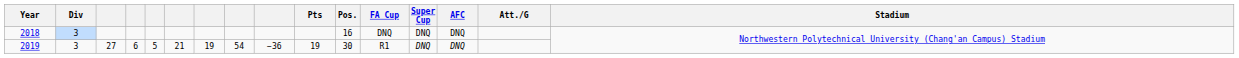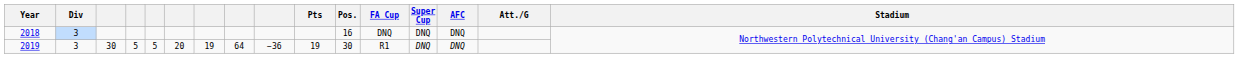(111, 46) 27 -> (111, 46) 30
(136, 46) 6 -> (136, 46) 5
(179, 46) 21 -> (179, 46) 20
(239, 46) 54 -> (239, 46) 64
